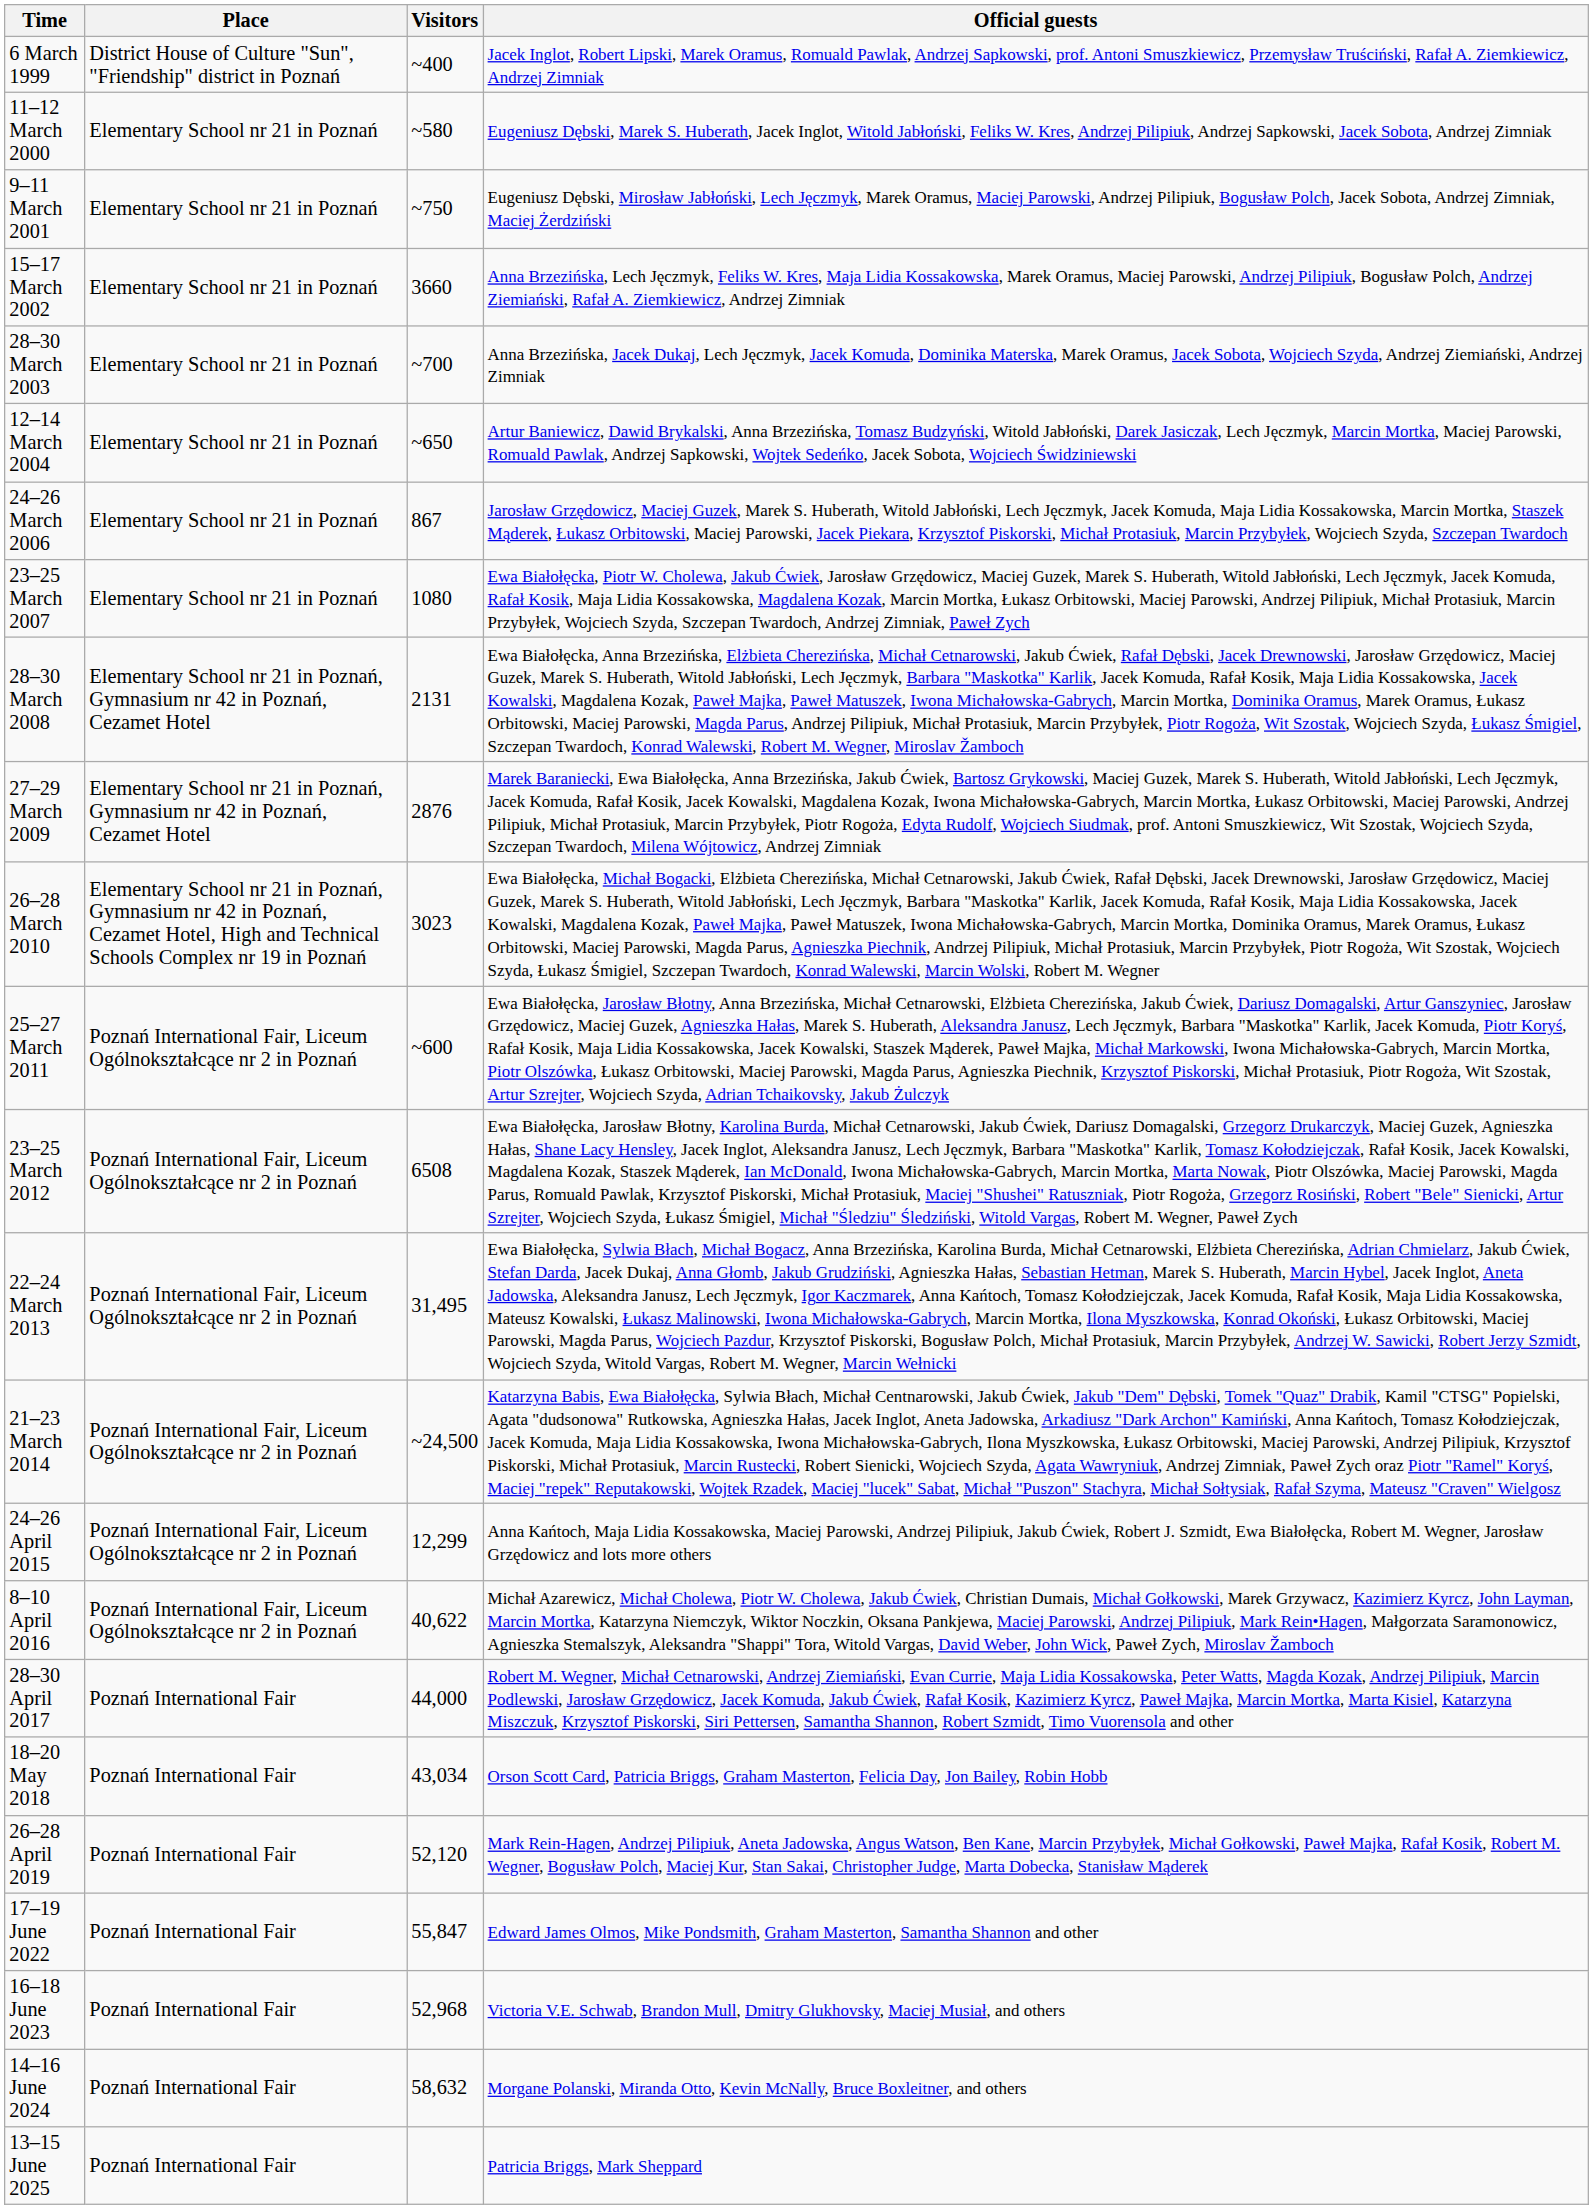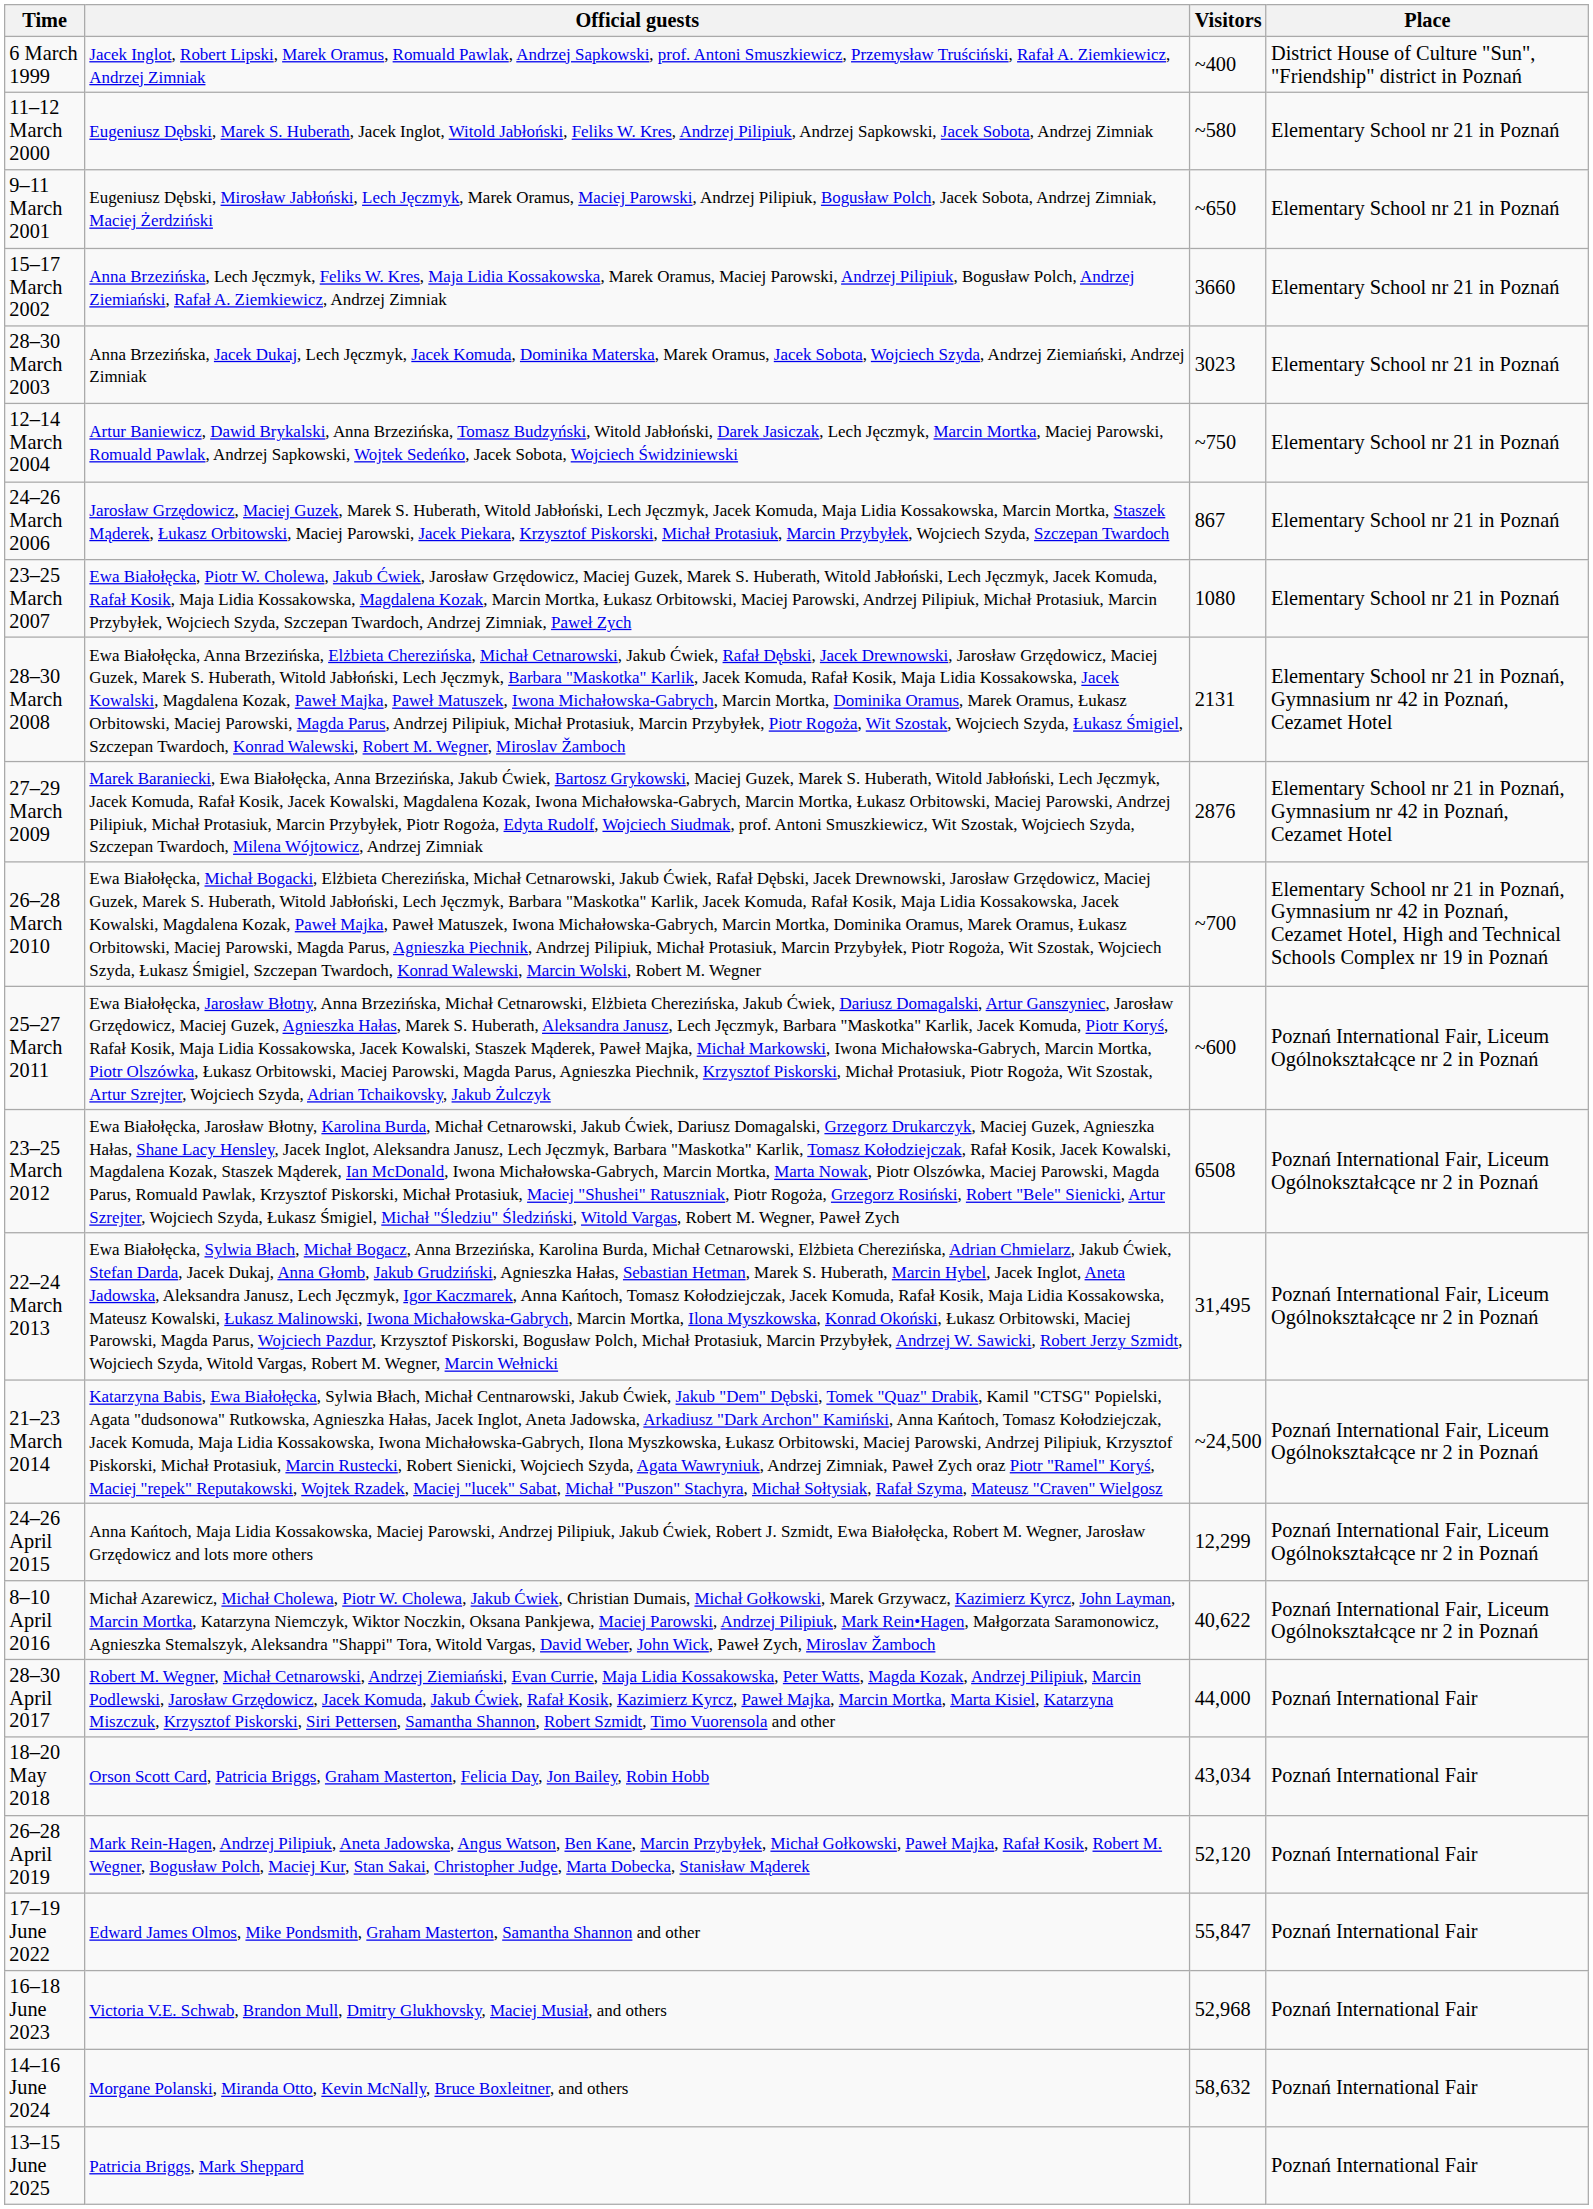columns swapped: (246, 20) <-> (1036, 20)
(432, 208) ~750 -> (1215, 208) ~650
(432, 364) ~700 -> (1215, 364) 3023
(432, 442) ~650 -> (1215, 442) ~750
(432, 923) 3023 -> (1215, 923) ~700
